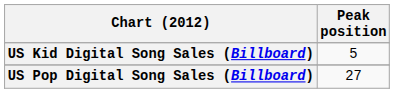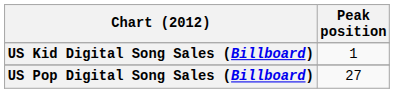(353, 54) 5 -> (353, 54) 1
